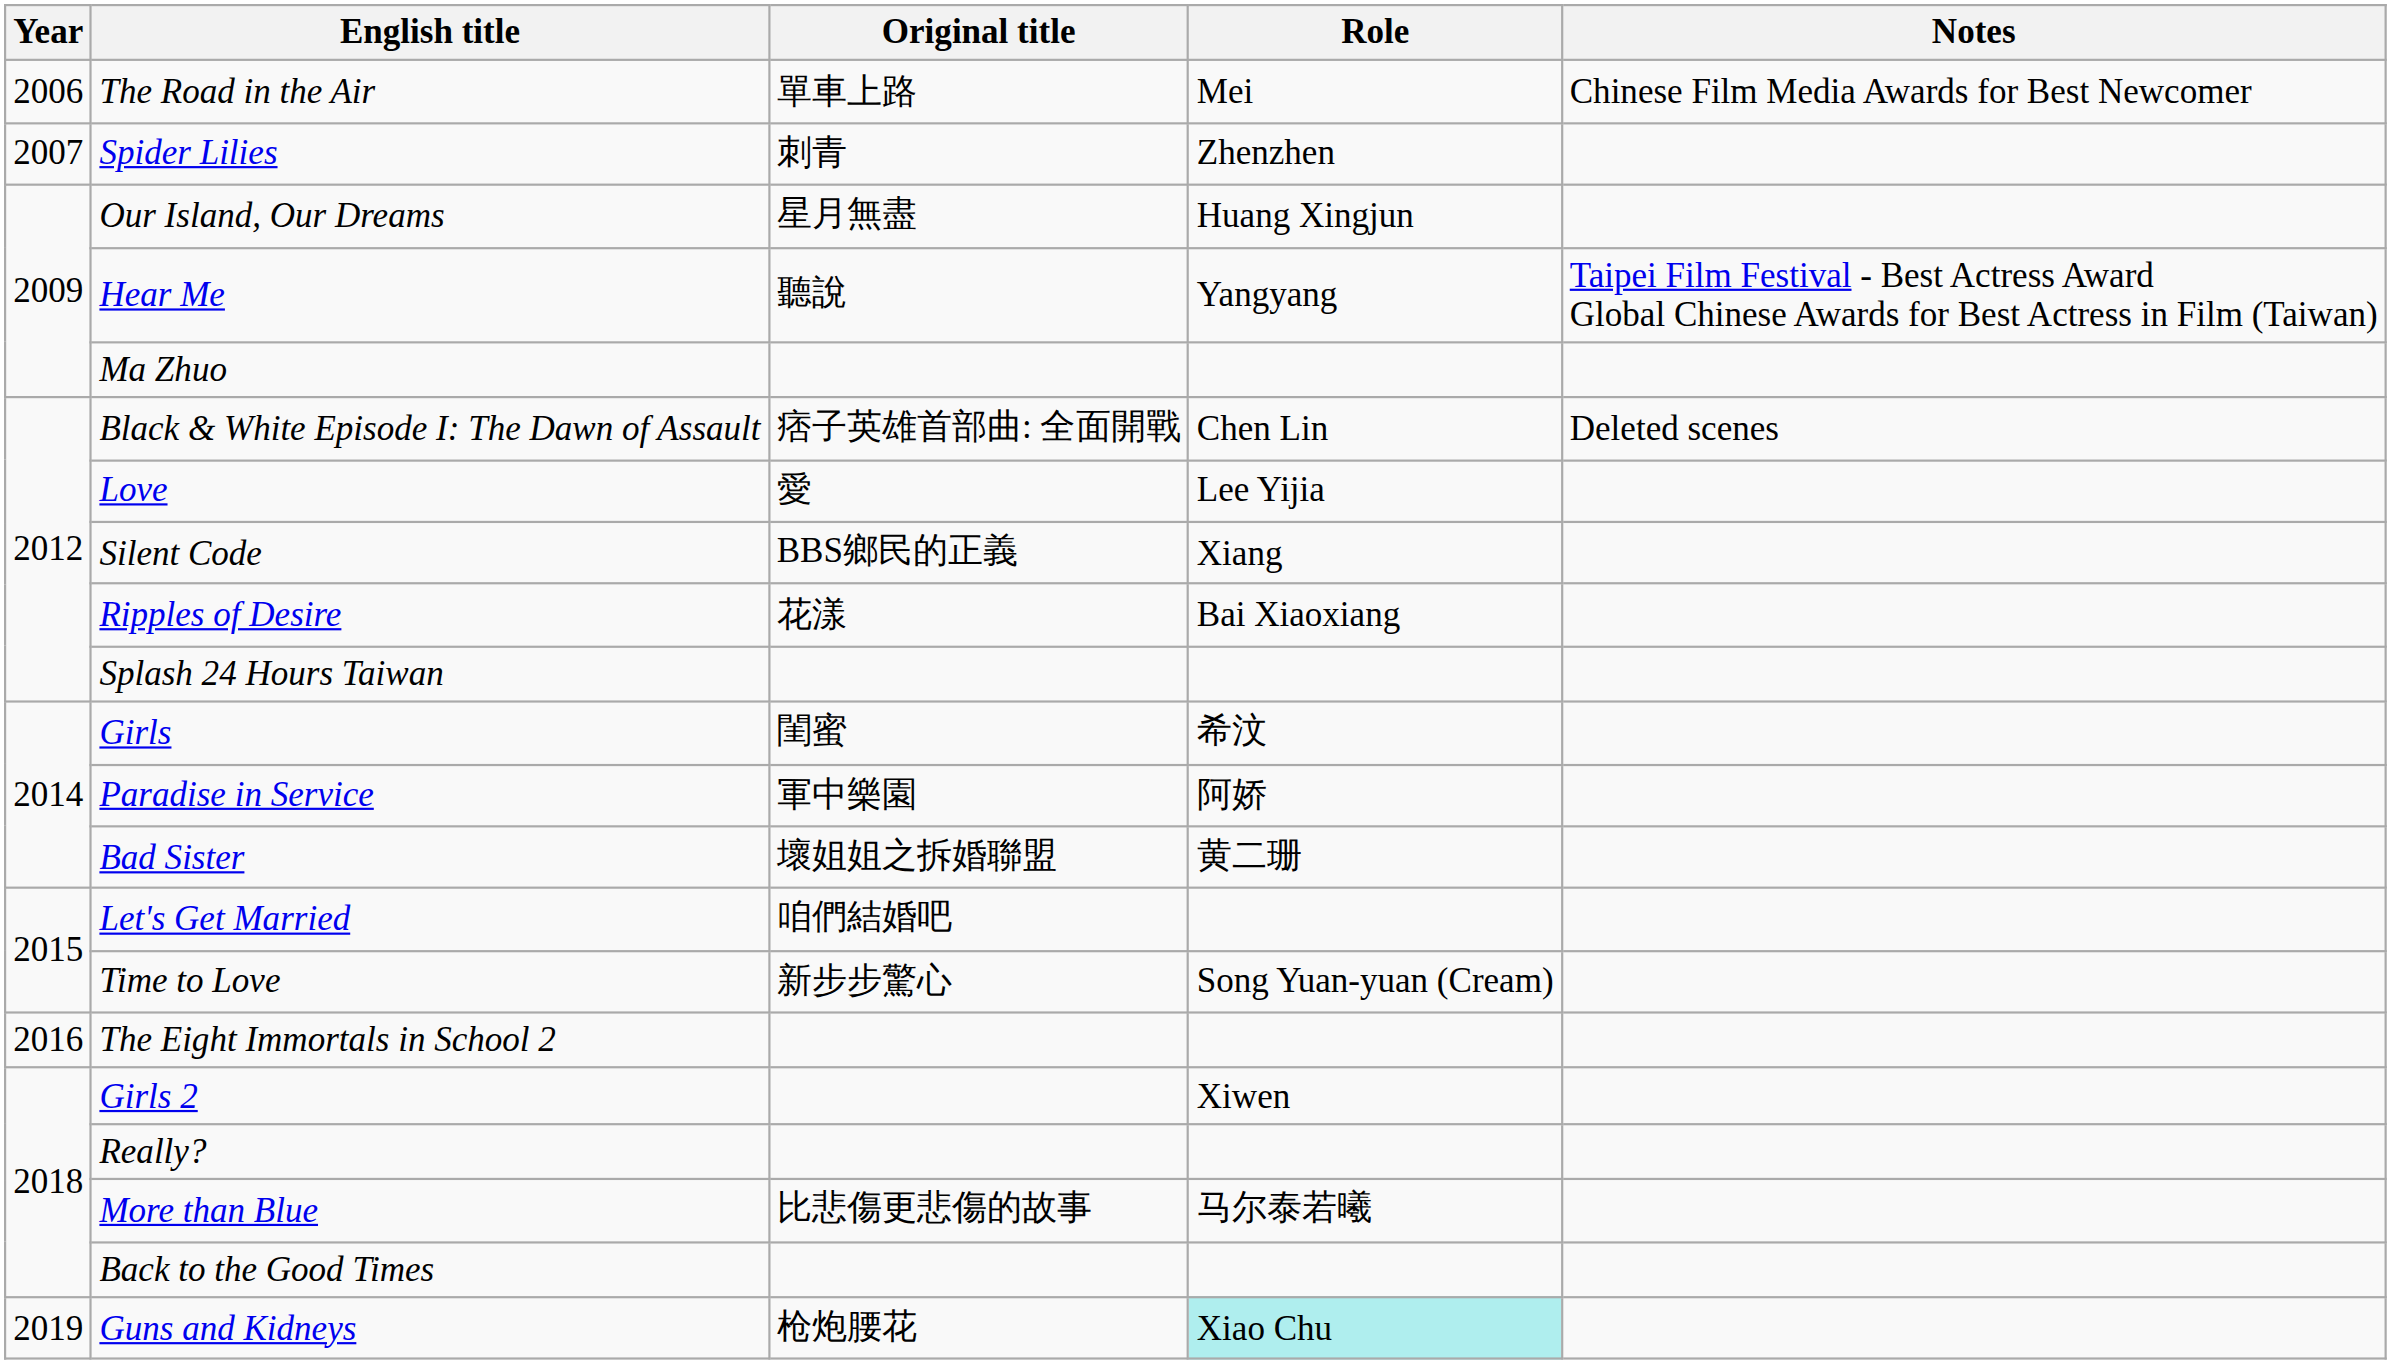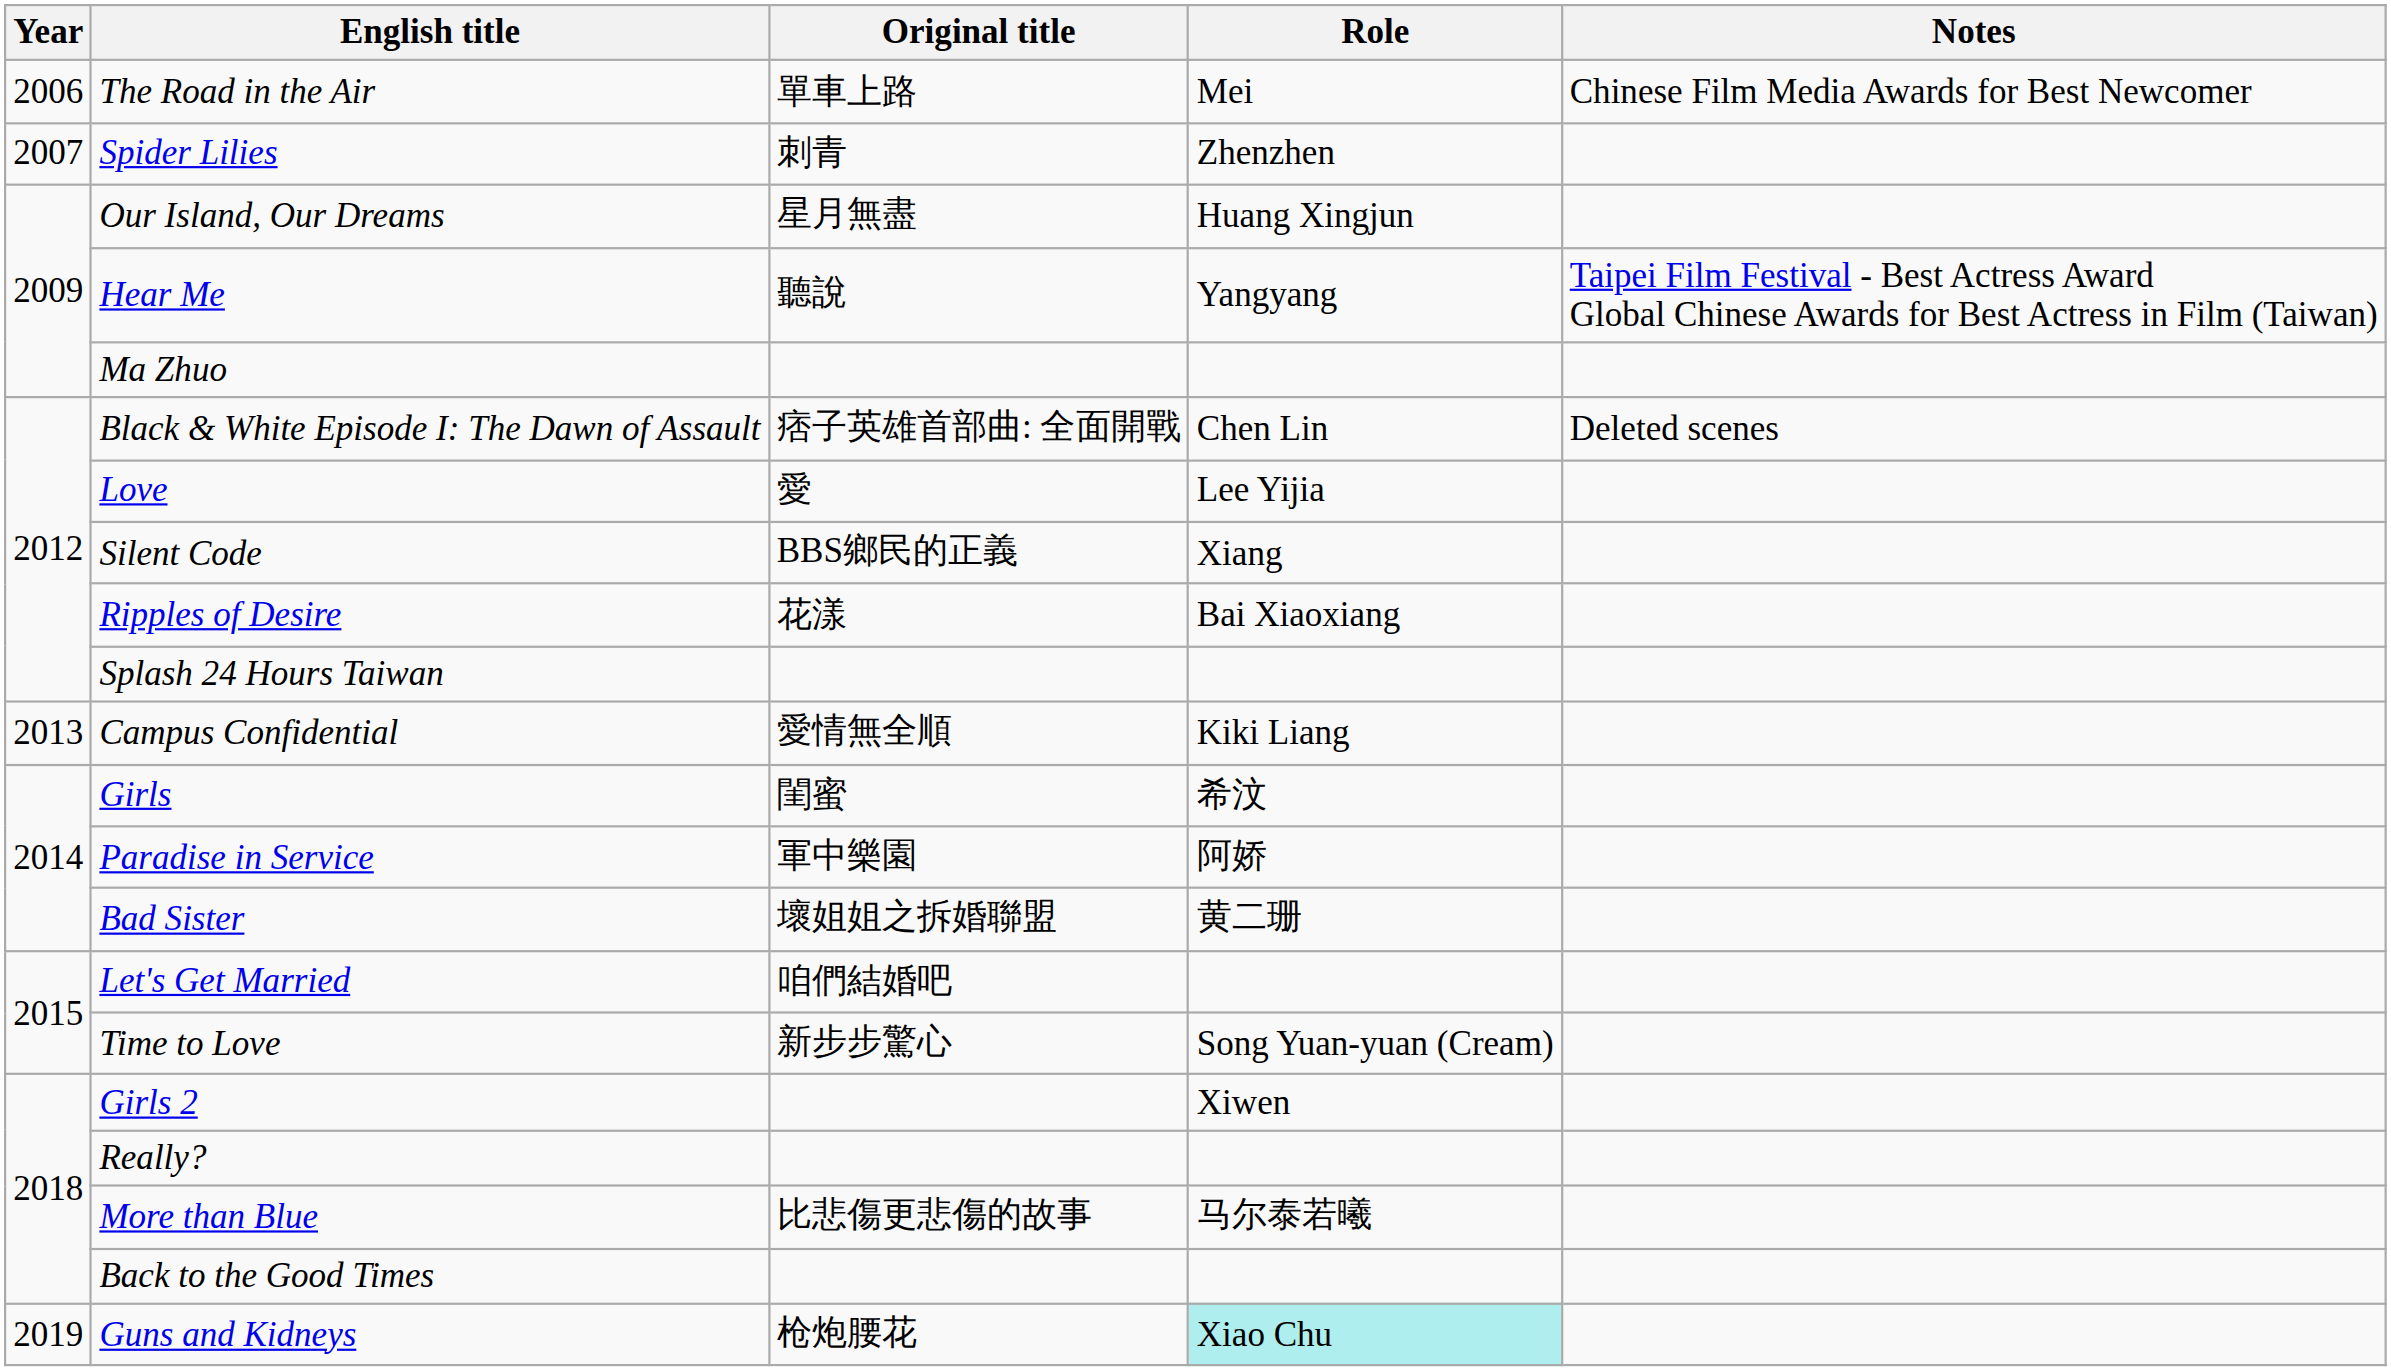+ row: (249, 732)
- row: (328, 1039)
